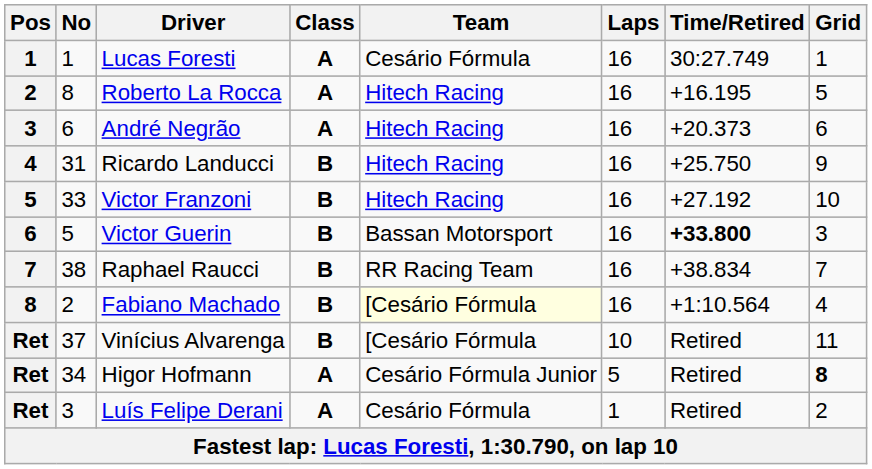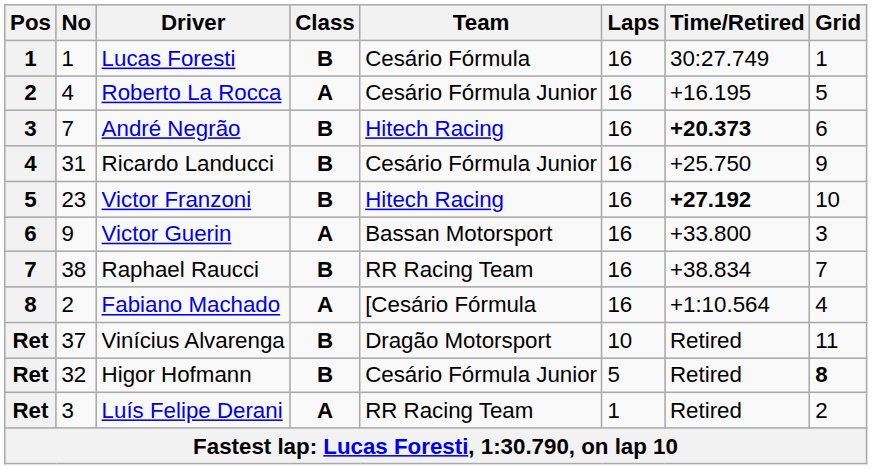(325, 58) A -> (325, 58) B
(68, 93) 8 -> (68, 93) 4
(435, 93) Hitech Racing -> (481, 93) Cesário Fórmula Junior
(68, 129) 6 -> (68, 129) 7
(325, 129) A -> (325, 129) B
(711, 129) normal -> (711, 129) bold
(435, 164) Hitech Racing -> (481, 164) Cesário Fórmula Junior
(74, 199) 33 -> (74, 199) 23
(711, 199) normal -> (711, 199) bold
(68, 234) 5 -> (68, 234) 9
(325, 234) B -> (325, 234) A
(711, 234) bold -> (711, 234) normal
(325, 305) B -> (325, 305) A
(451, 305) lightyellow background -> (451, 305) no background
(451, 340) [Cesário Fórmula -> (458, 340) Dragão Motorsport
(74, 375) 34 -> (74, 375) 32
(325, 375) A -> (325, 375) B
(448, 411) Cesário Fórmula -> (449, 411) RR Racing Team
